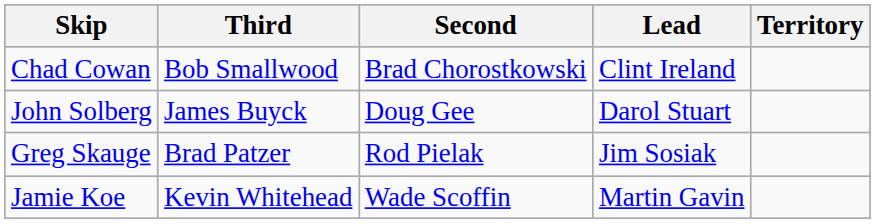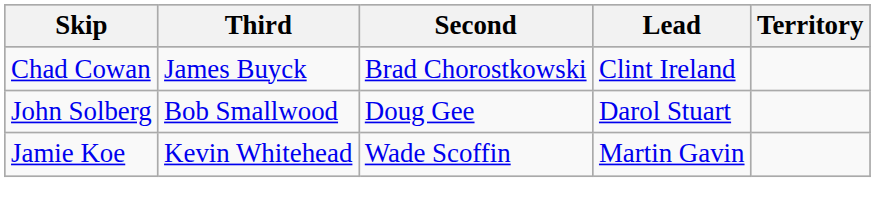(251, 68) Bob Smallwood -> (235, 68) James Buyck
(235, 111) James Buyck -> (251, 111) Bob Smallwood
- row: (81, 153)
